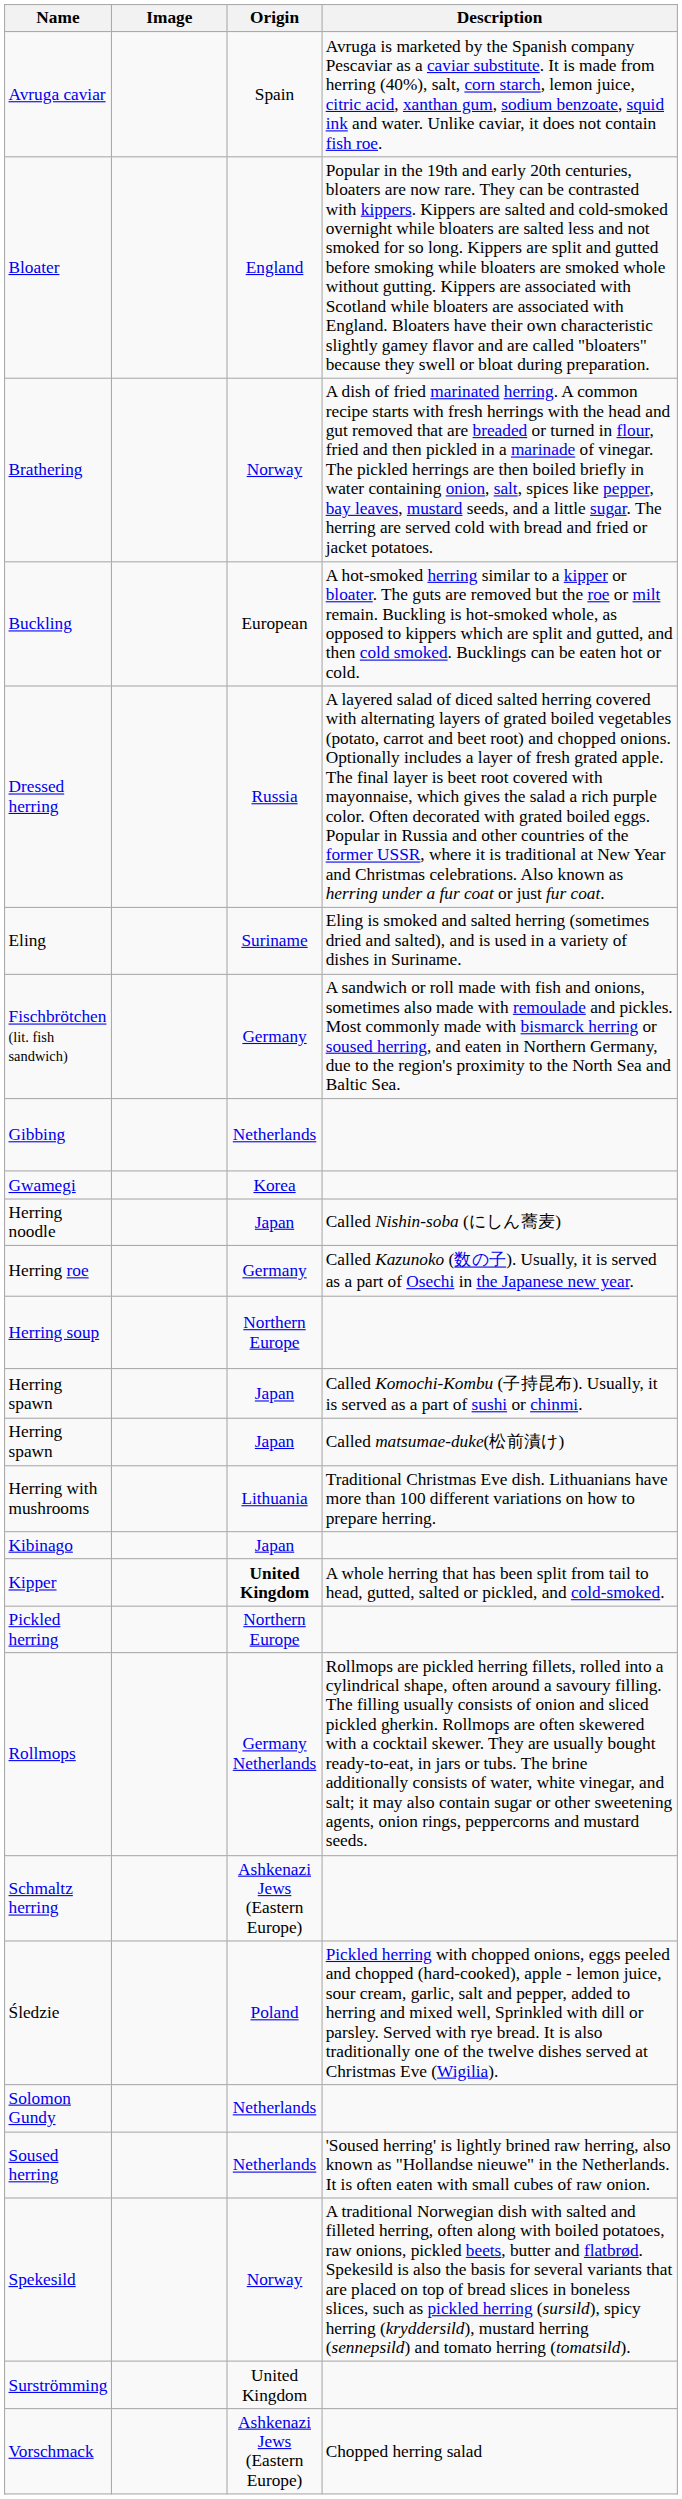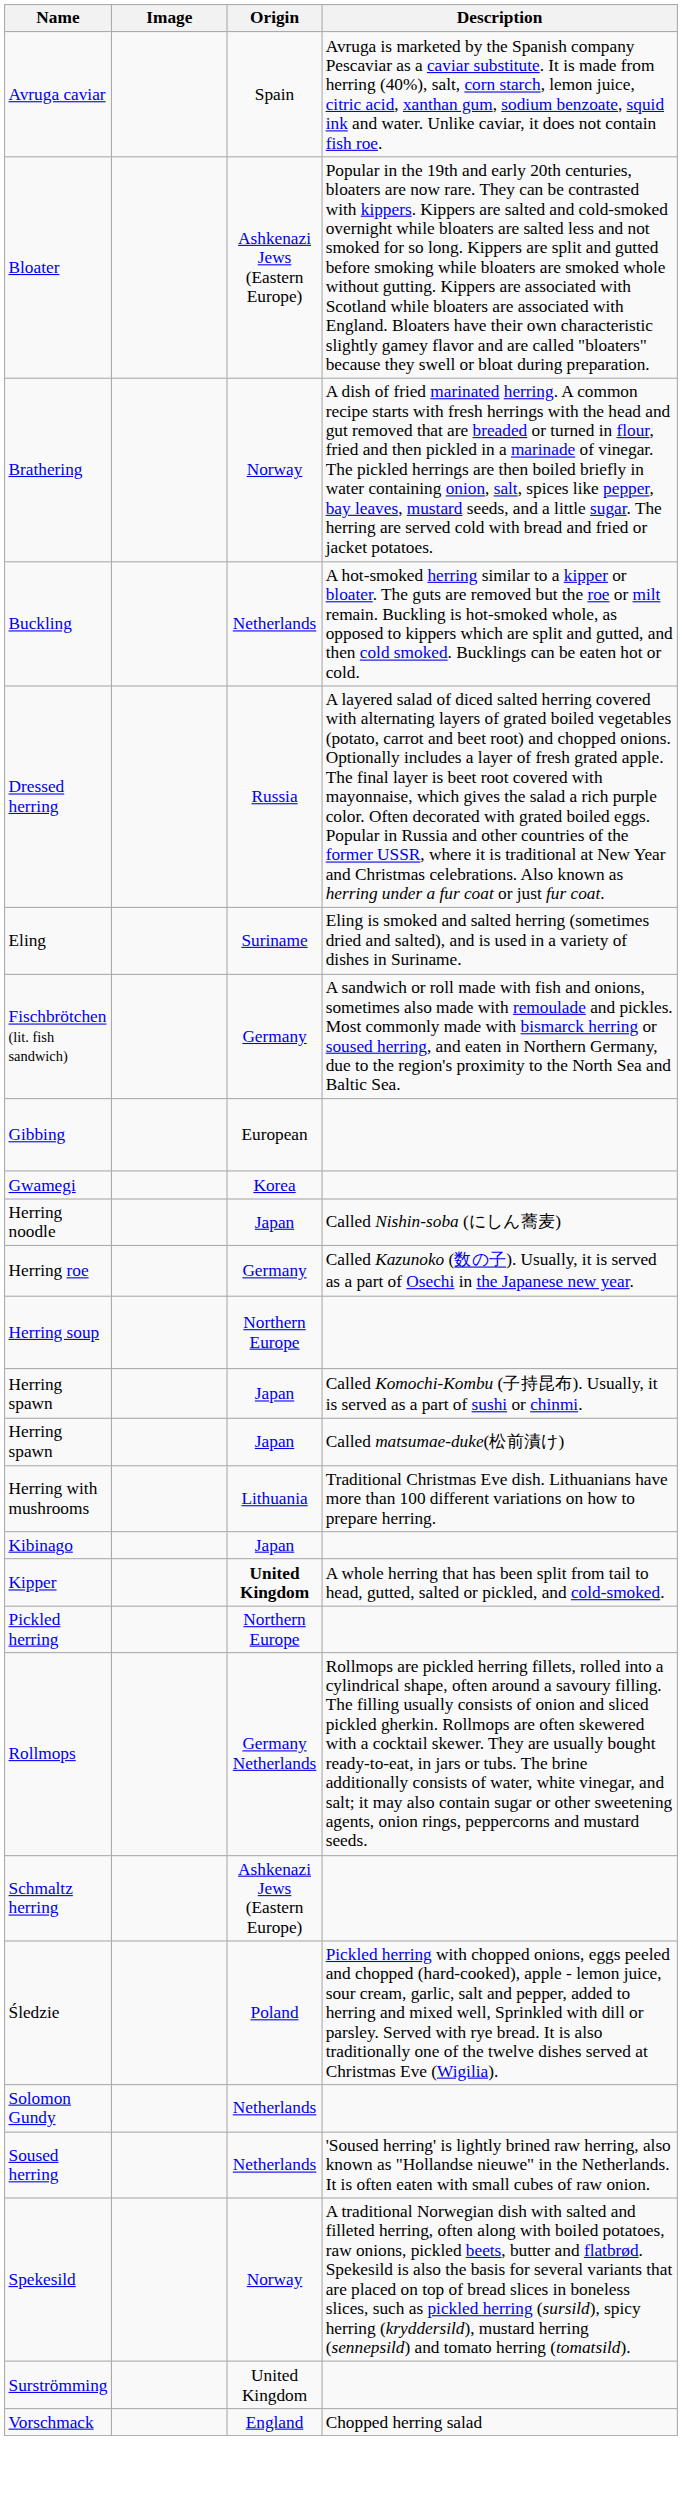(275, 267) England -> (275, 267) Ashkenazi Jews (Eastern Europe)
(275, 623) European -> (275, 623) Netherlands
(275, 1134) Netherlands -> (275, 1134) European
(275, 2451) Ashkenazi Jews (Eastern Europe) -> (275, 2422) England
